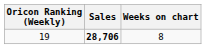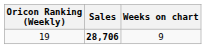(161, 37) 8 -> (161, 37) 9
